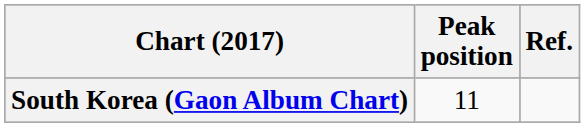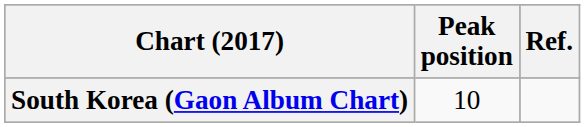(467, 99) 11 -> (467, 99) 10
